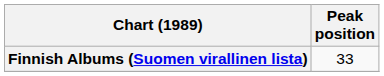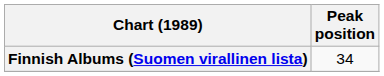(345, 58) 33 -> (345, 58) 34
